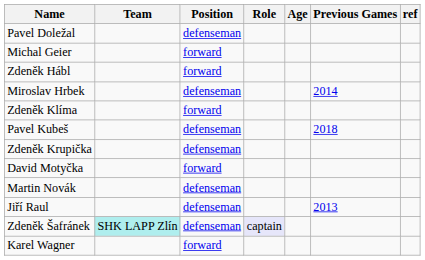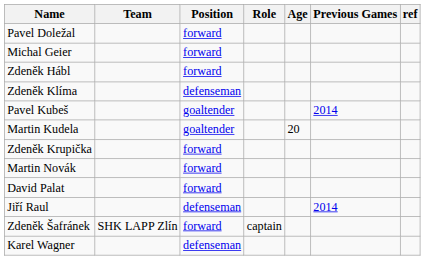(212, 33) defenseman -> (202, 33) forward
- row: (46, 91)
(202, 110) forward -> (212, 91) defenseman
(212, 129) defenseman -> (209, 110) goaltender
(326, 129) 2018 -> (326, 110) 2014
+ row: (43, 129)
(212, 149) defenseman -> (202, 149) forward
- row: (45, 168)
(212, 187) defenseman -> (202, 168) forward
+ row: (36, 187)
(326, 206) 2013 -> (326, 206) 2014
(138, 226) paleturquoise background -> (138, 226) no background
(212, 226) defenseman -> (202, 226) forward
(264, 226) lavender background -> (264, 226) no background
(202, 245) forward -> (212, 245) defenseman
